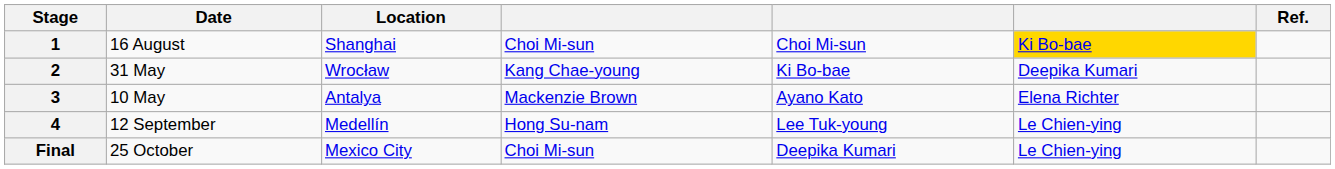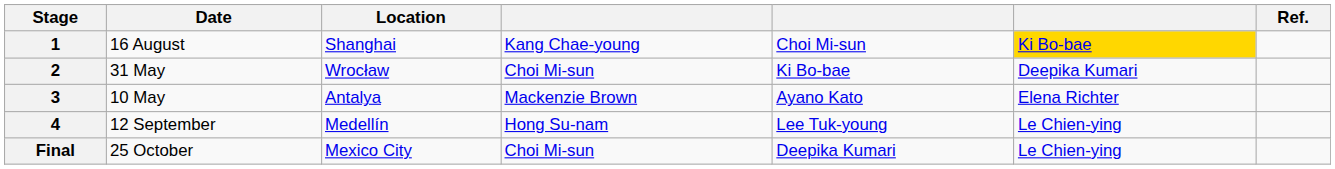(549, 44) Choi Mi-sun -> (572, 44) Kang Chae-young
(572, 71) Kang Chae-young -> (549, 71) Choi Mi-sun
